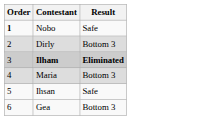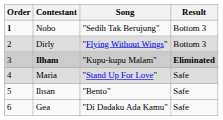+ column: (125, 12)
(90, 28) Safe -> (190, 28) Bottom 3
(99, 76) Bottom 3 -> (181, 76) Safe
(99, 107) Bottom 3 -> (181, 107) Safe
